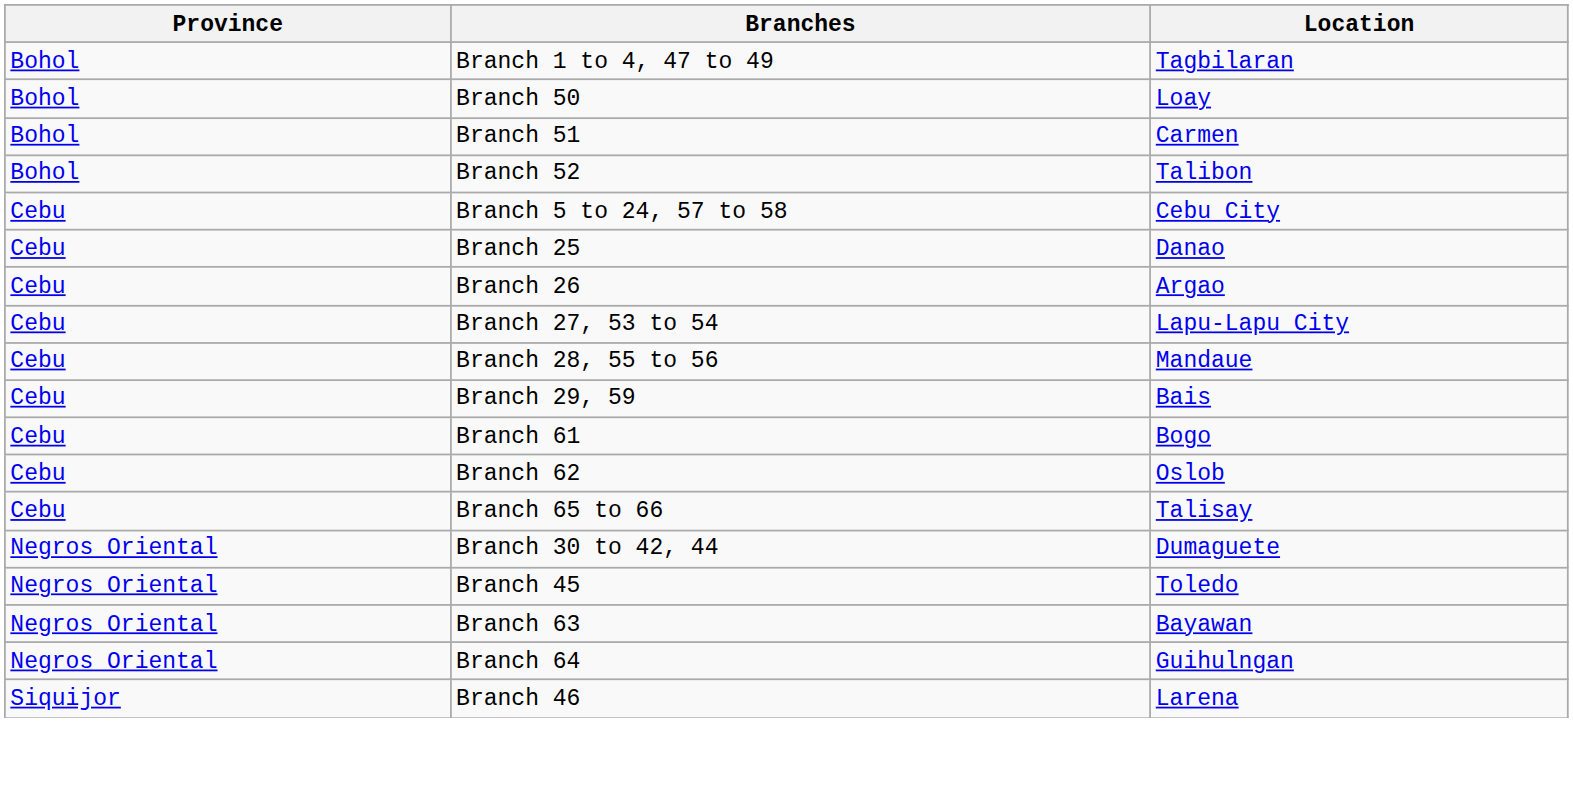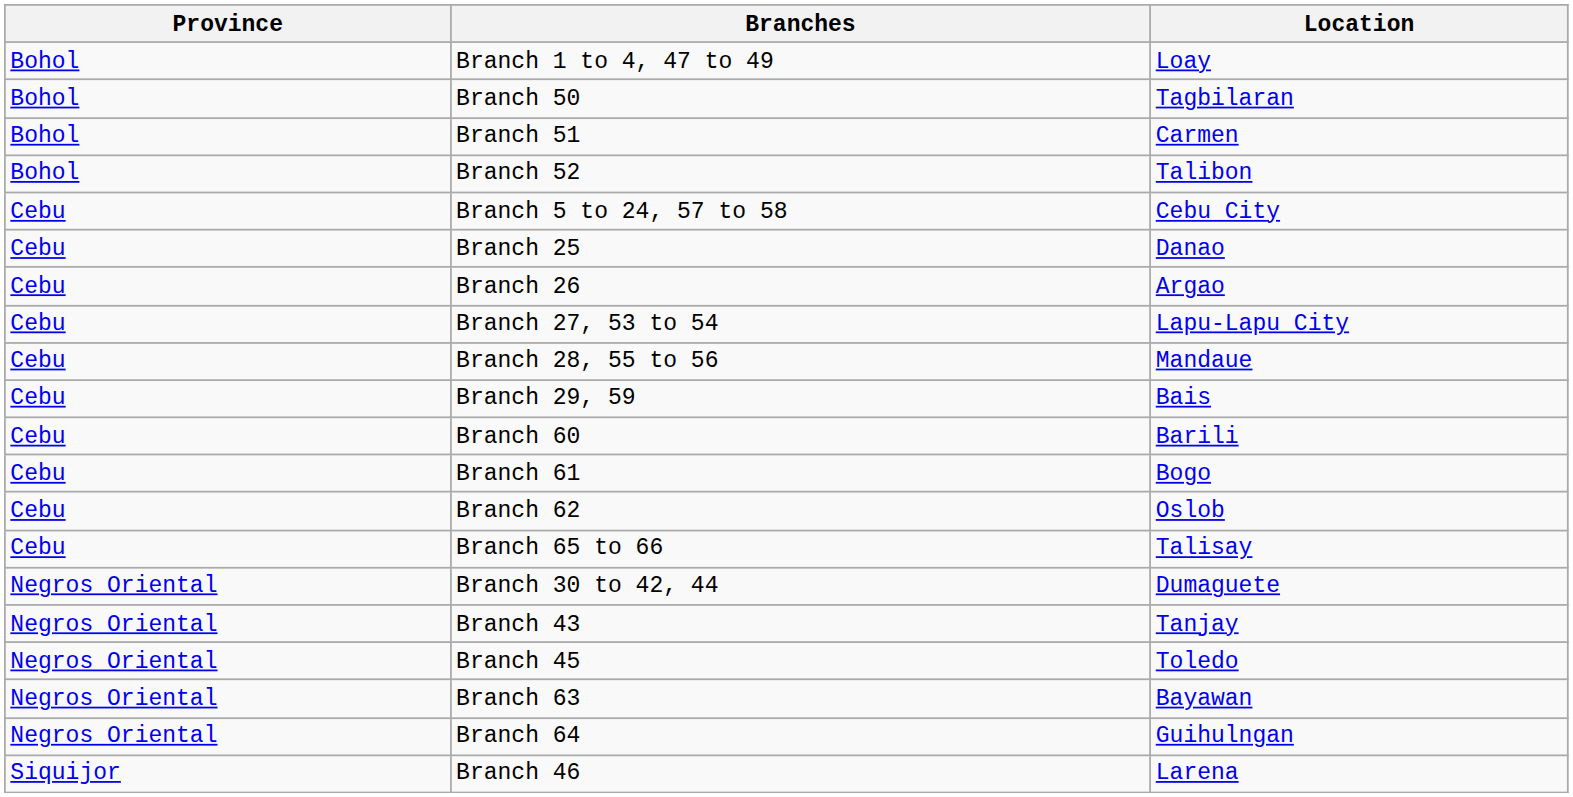(1225, 61) Tagbilaran -> (1183, 61) Loay
(1183, 99) Loay -> (1225, 99) Tagbilaran
+ row: (518, 436)
+ row: (518, 624)
